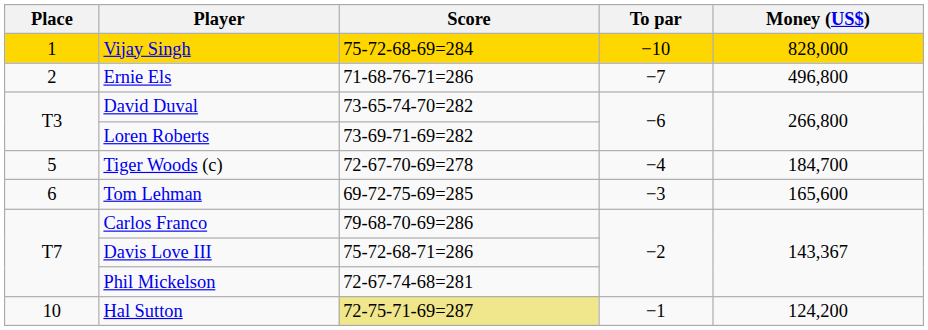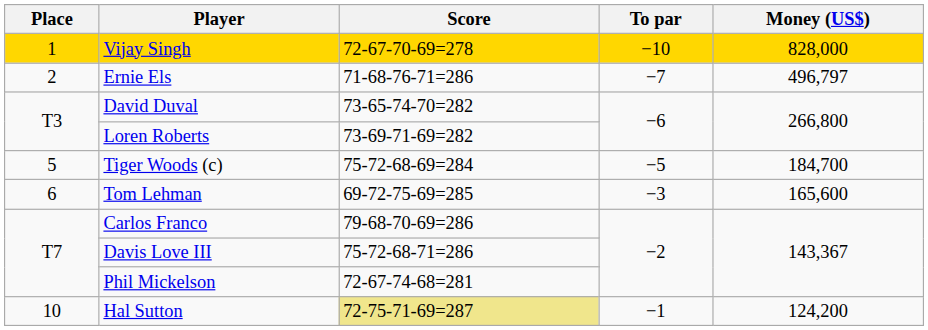(408, 48) 75-72-68-69=284 -> (408, 48) 72-67-70-69=278
(818, 77) 496,800 -> (818, 77) 496,797
(408, 164) 72-67-70-69=278 -> (408, 164) 75-72-68-69=284
(656, 164) −4 -> (656, 164) −5
